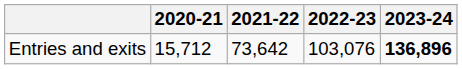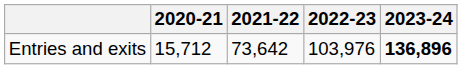(342, 48) 103,076 -> (342, 48) 103,976
